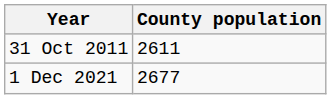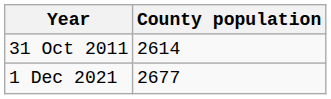(159, 49) 2611 -> (159, 49) 2614
